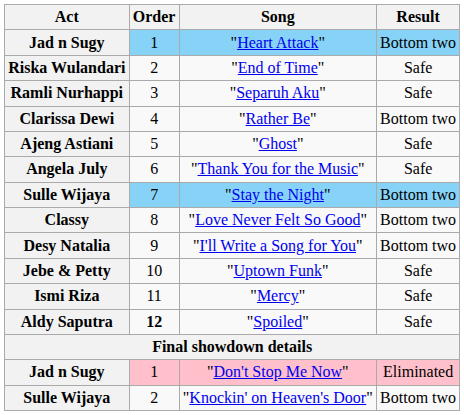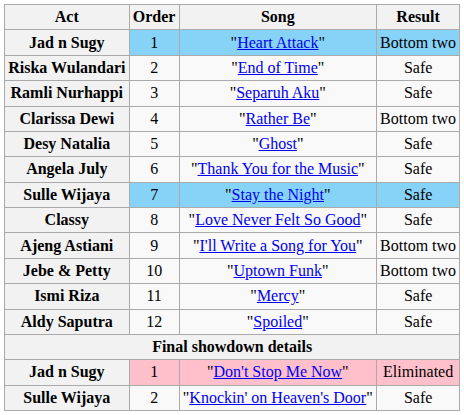(67, 144) Ajeng Astiani -> (67, 144) Desy Natalia
(418, 194) Bottom two -> (418, 194) Safe
(418, 220) Bottom two -> (418, 220) Safe
(67, 245) Desy Natalia -> (67, 245) Ajeng Astiani
(418, 270) Safe -> (418, 270) Bottom two
(154, 321) bold -> (154, 321) normal
(418, 397) Bottom two -> (418, 397) Safe
